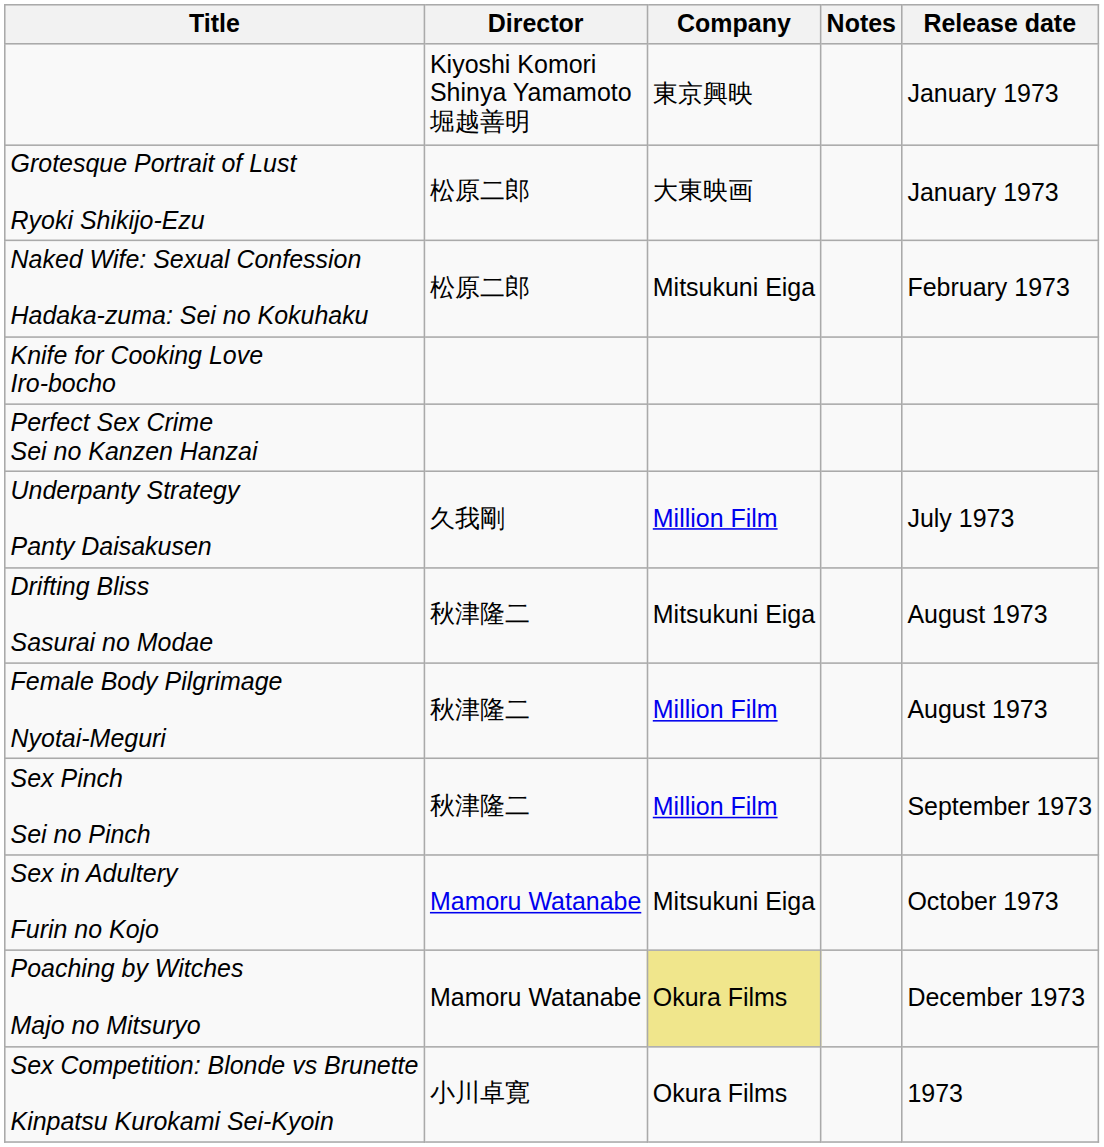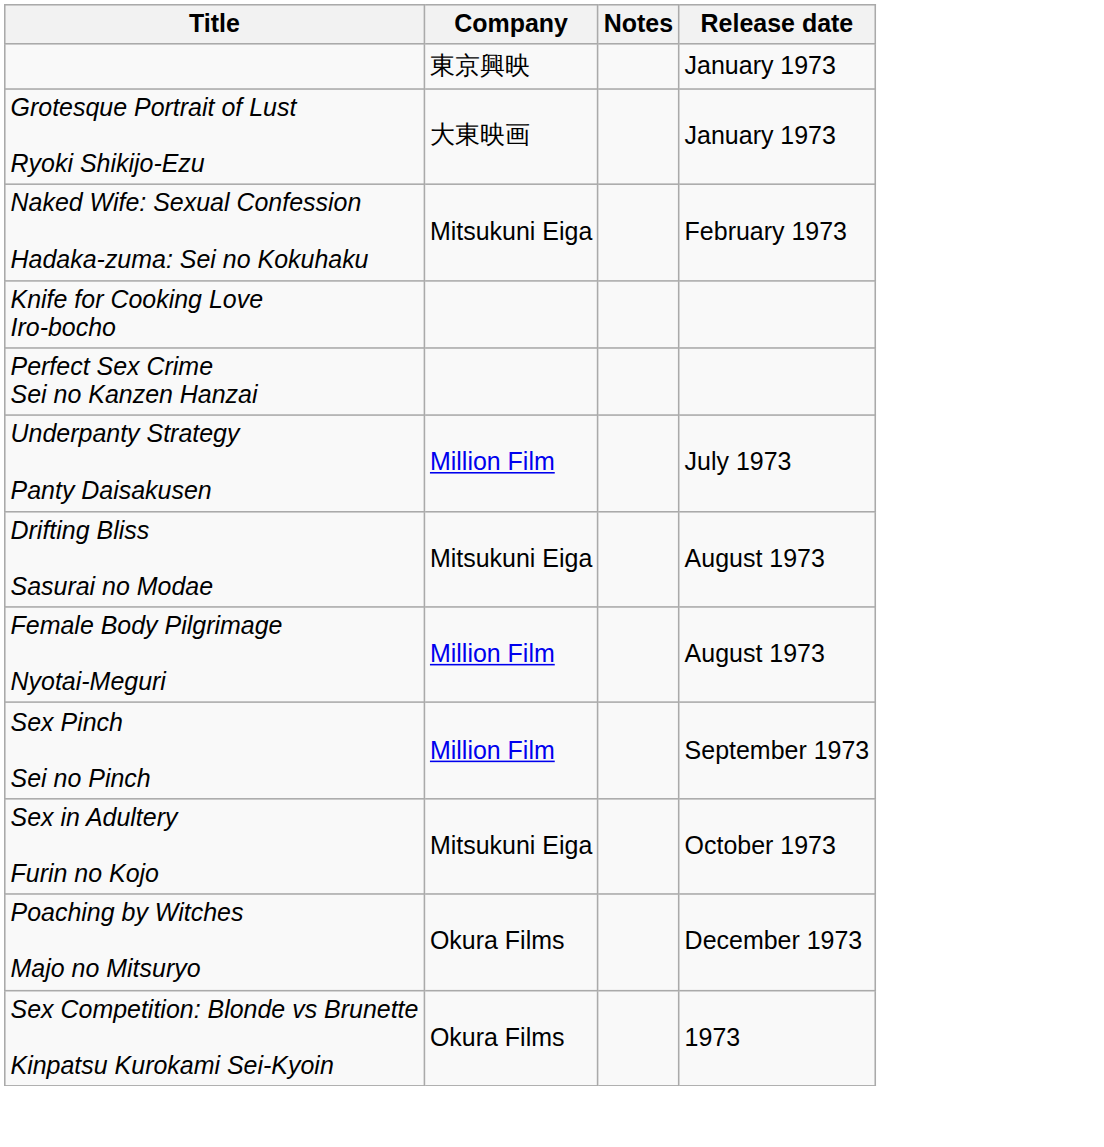- column: (536, 24)
(720, 997) khaki background -> (497, 941) no background
